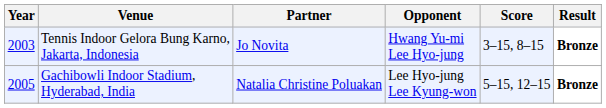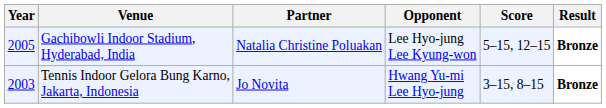rows swapped: (135, 46) <-> (118, 84)
